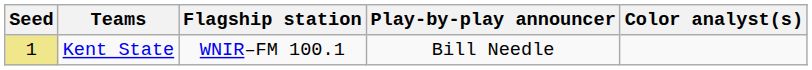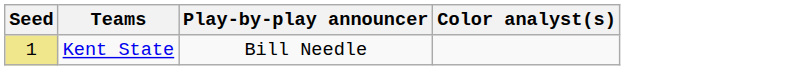- column: (272, 20)
